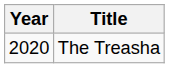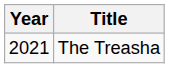(29, 47) 2020 -> (29, 47) 2021
